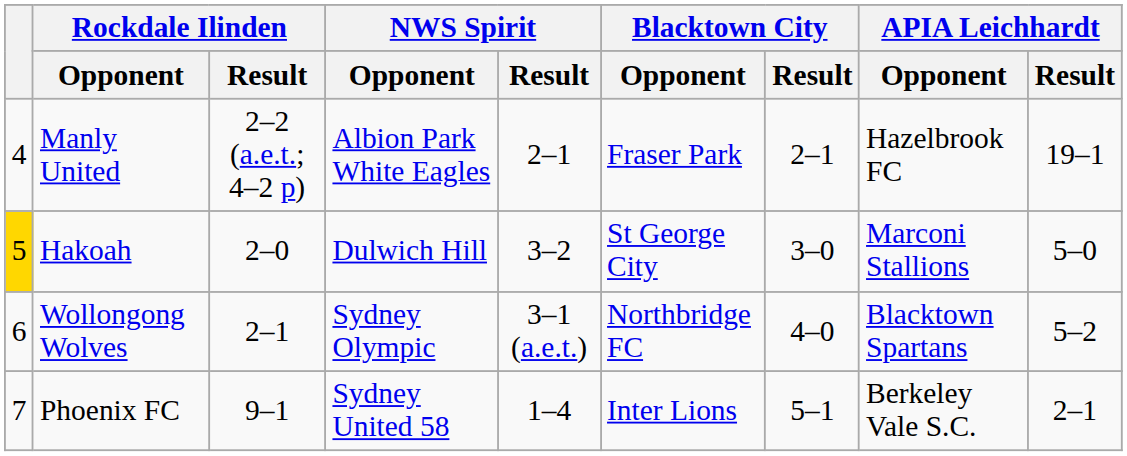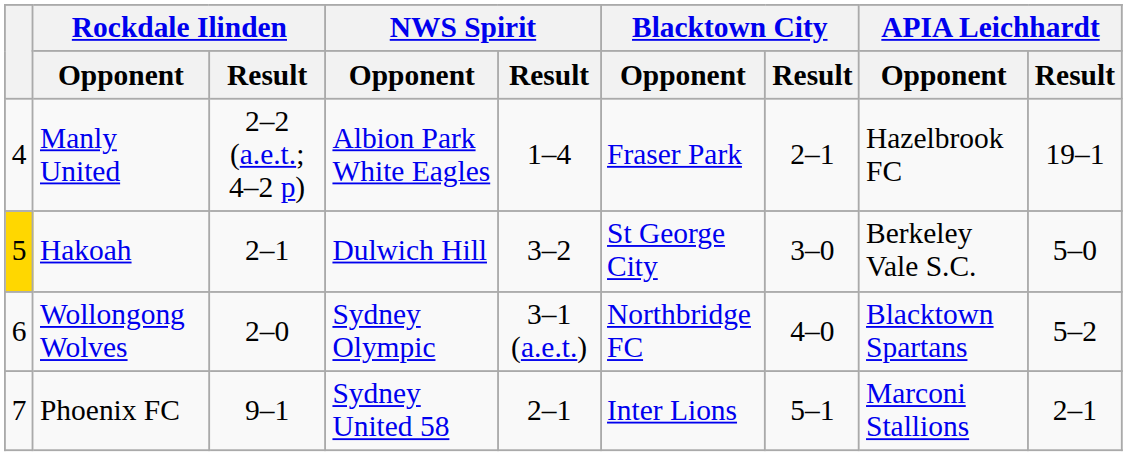(549, 154) 2–1 -> (549, 154) 1–4
(267, 250) 2–0 -> (267, 250) 2–1
(918, 250) Marconi Stallions -> (921, 250) Berkeley Vale S.C.
(267, 330) 2–1 -> (267, 330) 2–0
(549, 410) 1–4 -> (549, 410) 2–1
(921, 410) Berkeley Vale S.C. -> (918, 410) Marconi Stallions
